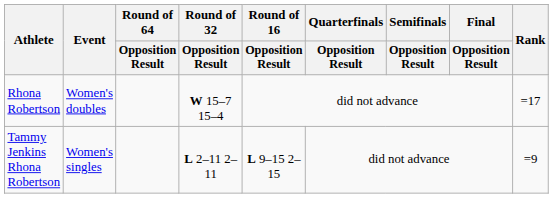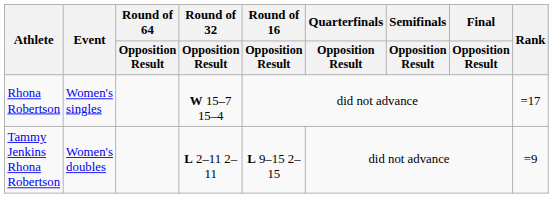(90, 101) Women's doubles -> (90, 101) Women's singles
(90, 160) Women's singles -> (90, 160) Women's doubles
